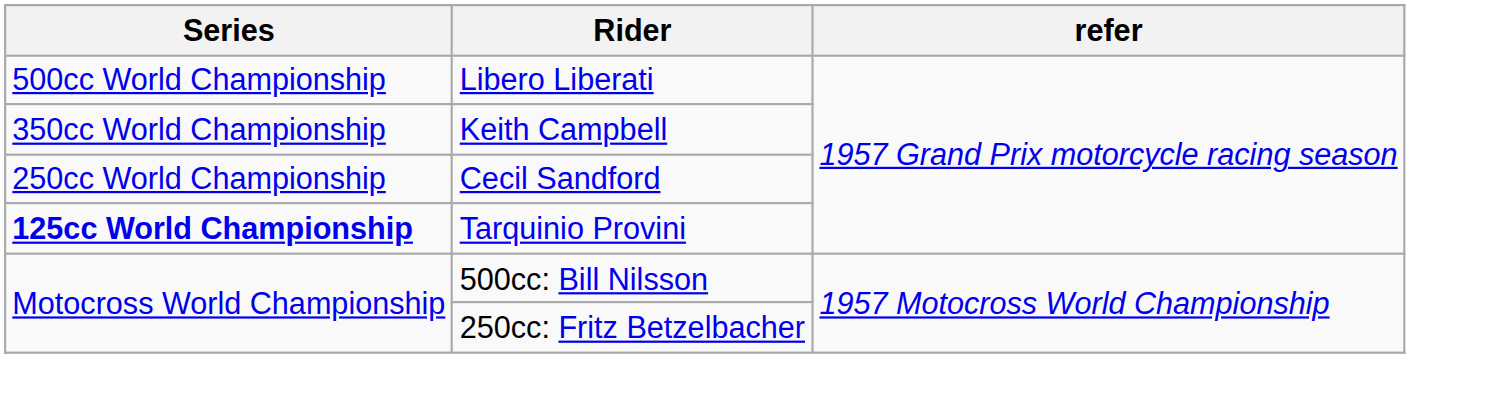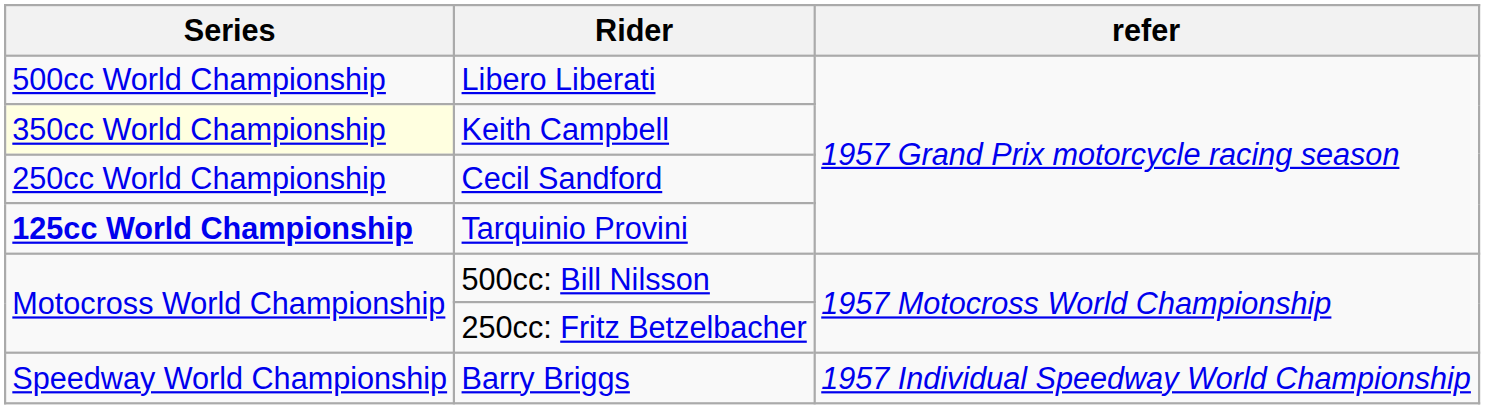(199, 129) no background -> (199, 129) lightyellow background
+ row: (546, 377)
